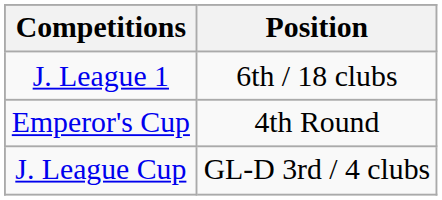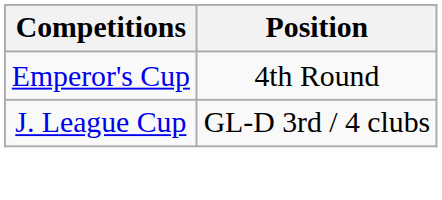- row: (101, 75)
